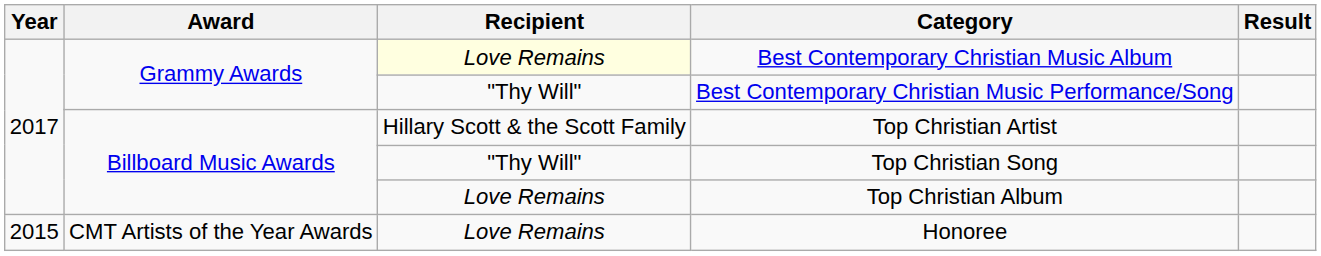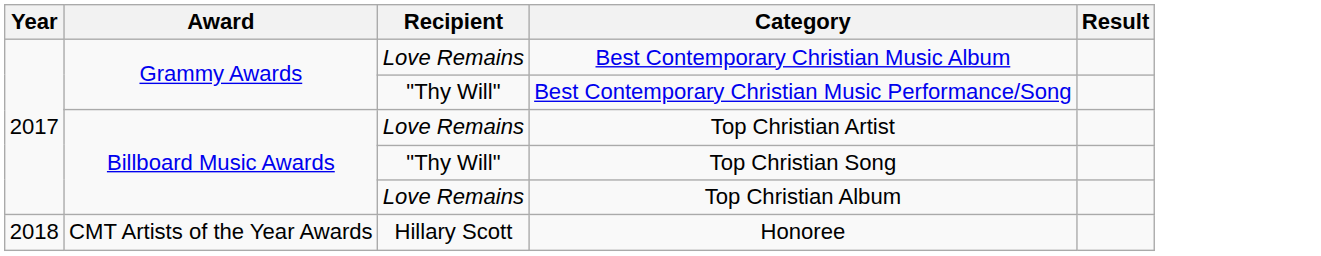(534, 57) lightyellow background -> (453, 57) no background
(534, 127) Hillary Scott & the Scott Family -> (453, 127) Love Remains
(34, 232) 2015 -> (34, 232) 2018
(534, 232) Love Remains -> (453, 232) Hillary Scott
